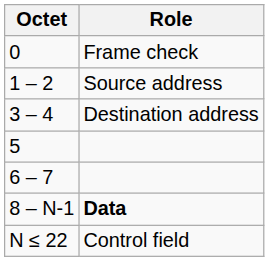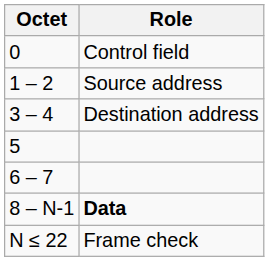(141, 51) Frame check -> (136, 51) Control field
(136, 240) Control field -> (141, 240) Frame check
